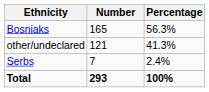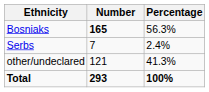(98, 29) normal -> (98, 29) bold
rows swapped: (20, 62) <-> (46, 45)
